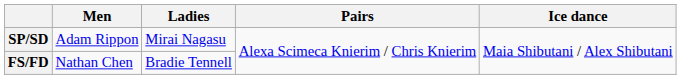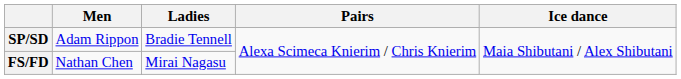(186, 39) Mirai Nagasu -> (189, 39) Bradie Tennell
(189, 62) Bradie Tennell -> (186, 62) Mirai Nagasu
